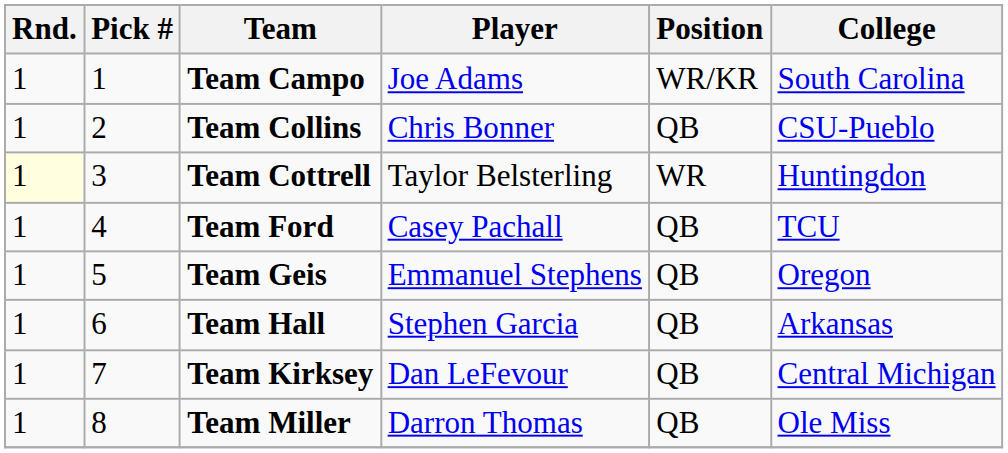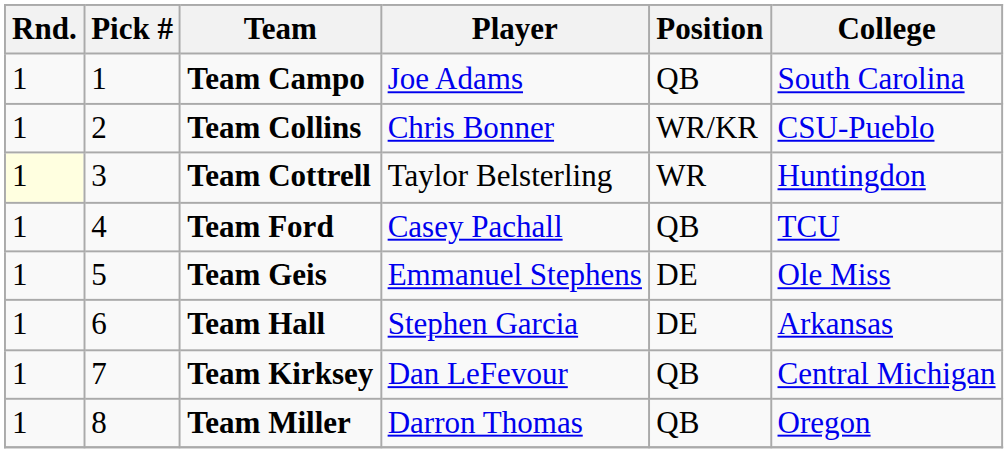(707, 78) WR/KR -> (678, 78) QB
(678, 127) QB -> (707, 127) WR/KR
(678, 275) QB -> (677, 275) DE
(824, 275) Oregon -> (834, 275) Ole Miss
(678, 324) QB -> (677, 324) DE
(834, 422) Ole Miss -> (824, 422) Oregon
